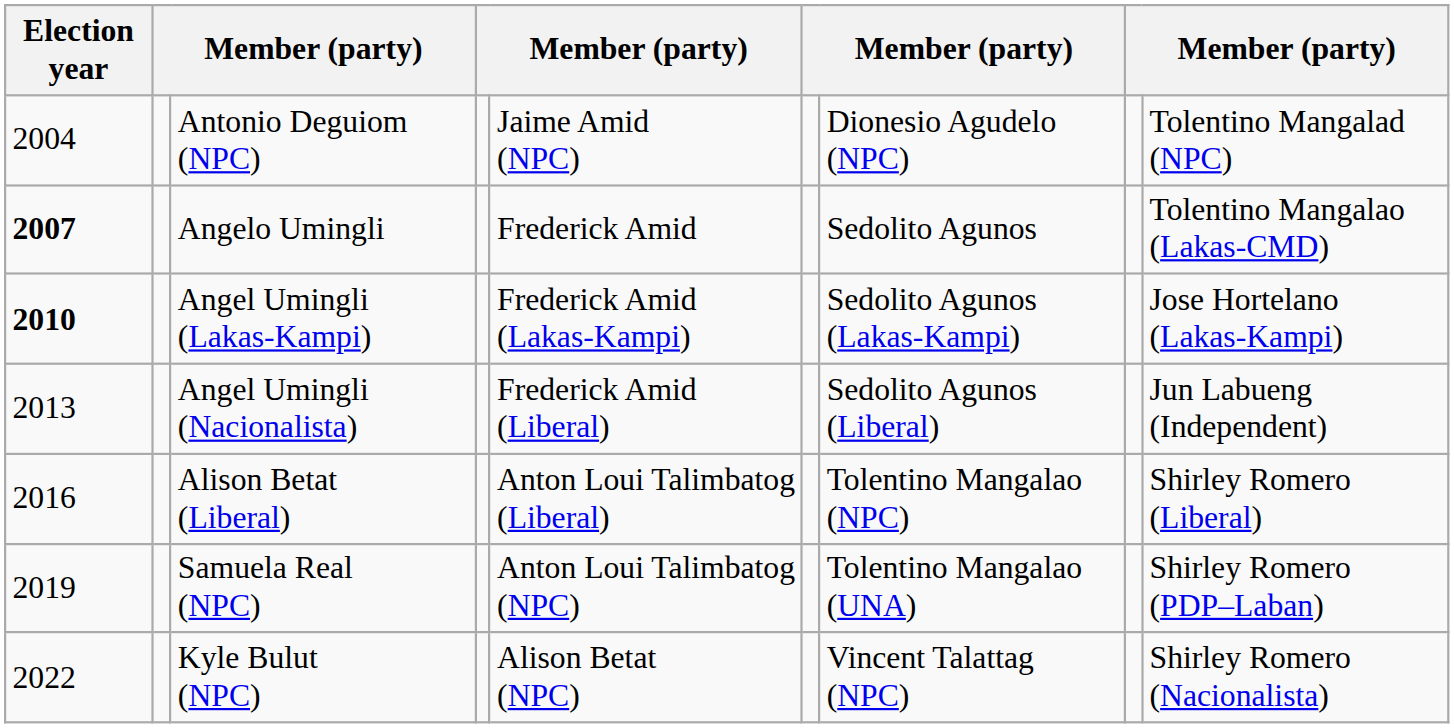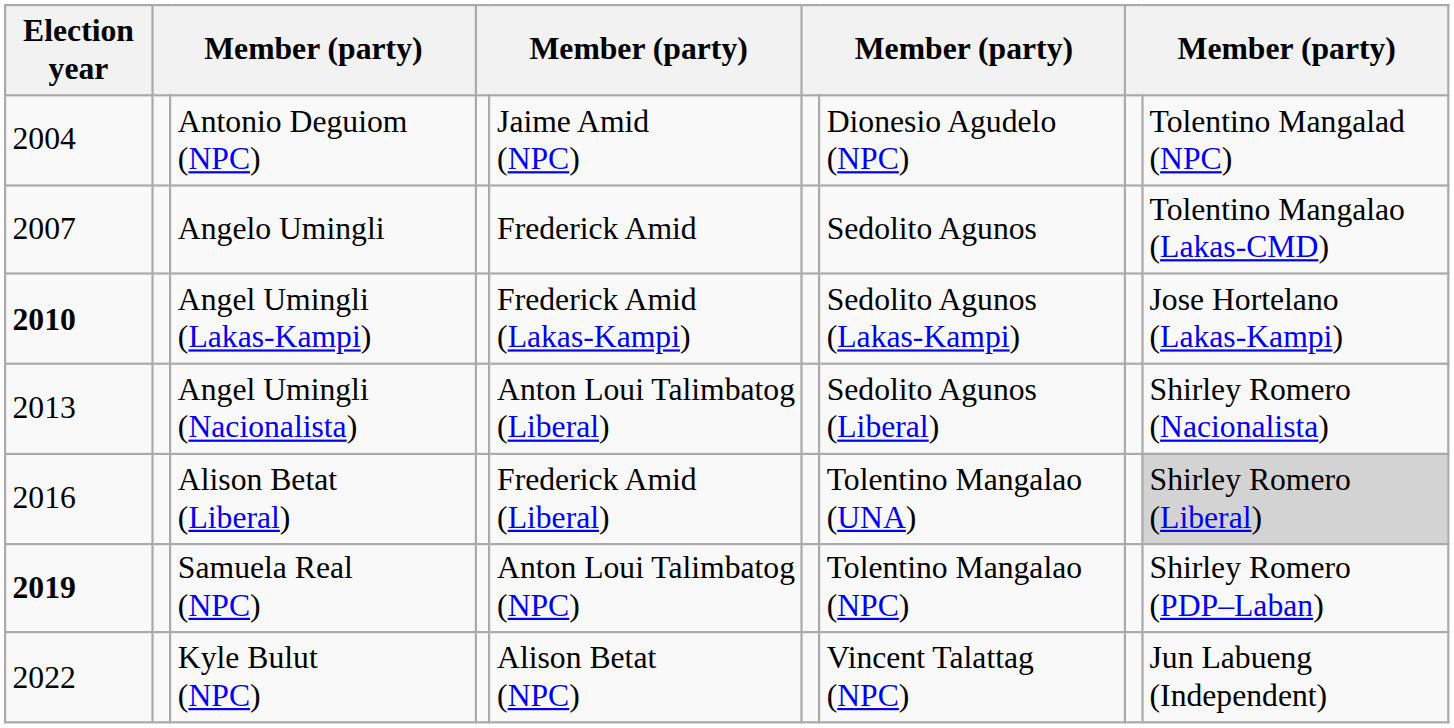(44, 229) bold -> (44, 229) normal
(597, 408) Frederick Amid (Liberal) -> (646, 408) Anton Loui Talimbatog (Liberal)
(1238, 408) Jun Labueng (Independent) -> (1250, 408) Shirley Romero (Nacionalista)
(646, 497) Anton Loui Talimbatog (Liberal) -> (597, 497) Frederick Amid (Liberal)
(954, 497) Tolentino Mangalao (NPC) -> (954, 497) Tolentino Mangalao (UNA)
(1250, 497) no background -> (1250, 497) lightgrey background
(44, 587) normal -> (44, 587) bold
(954, 587) Tolentino Mangalao (UNA) -> (954, 587) Tolentino Mangalao (NPC)
(1250, 677) Shirley Romero (Nacionalista) -> (1238, 677) Jun Labueng (Independent)
